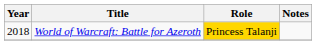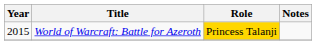(18, 31) 2018 -> (18, 31) 2015
